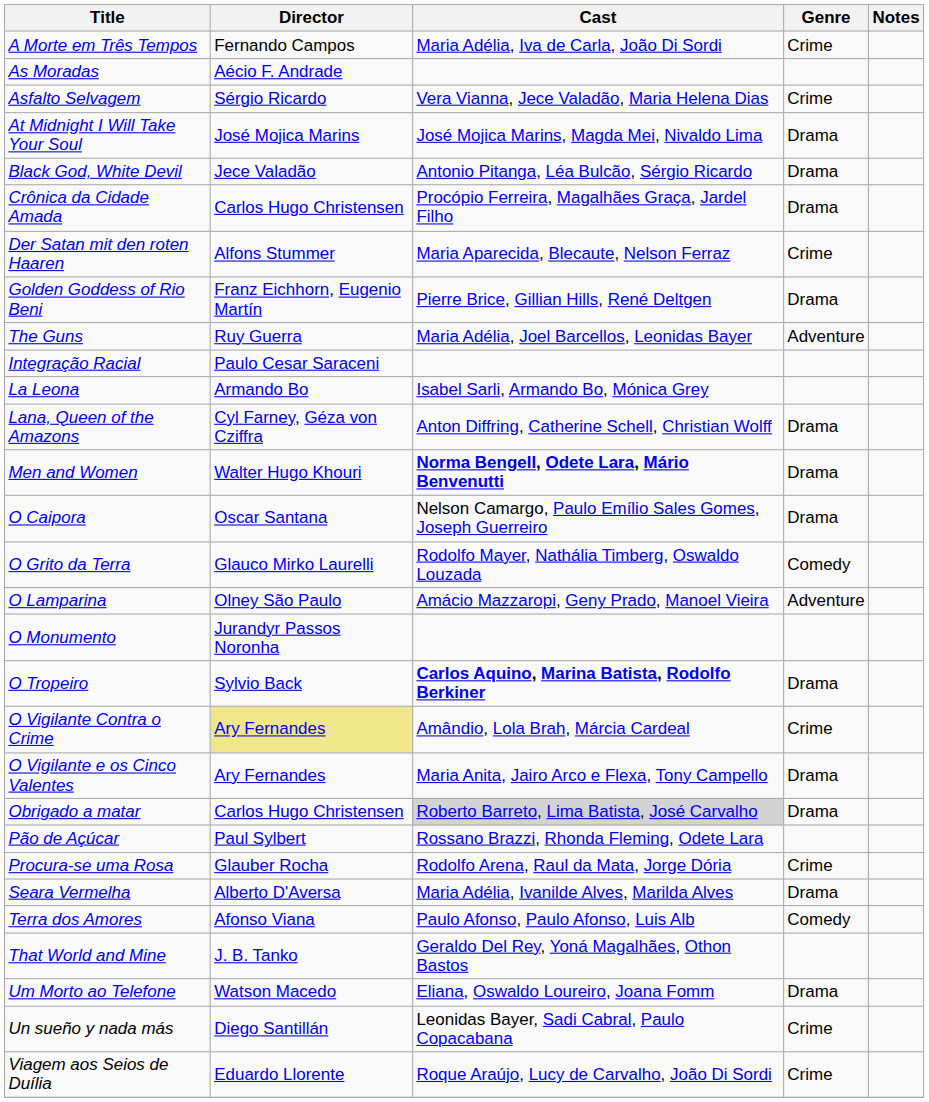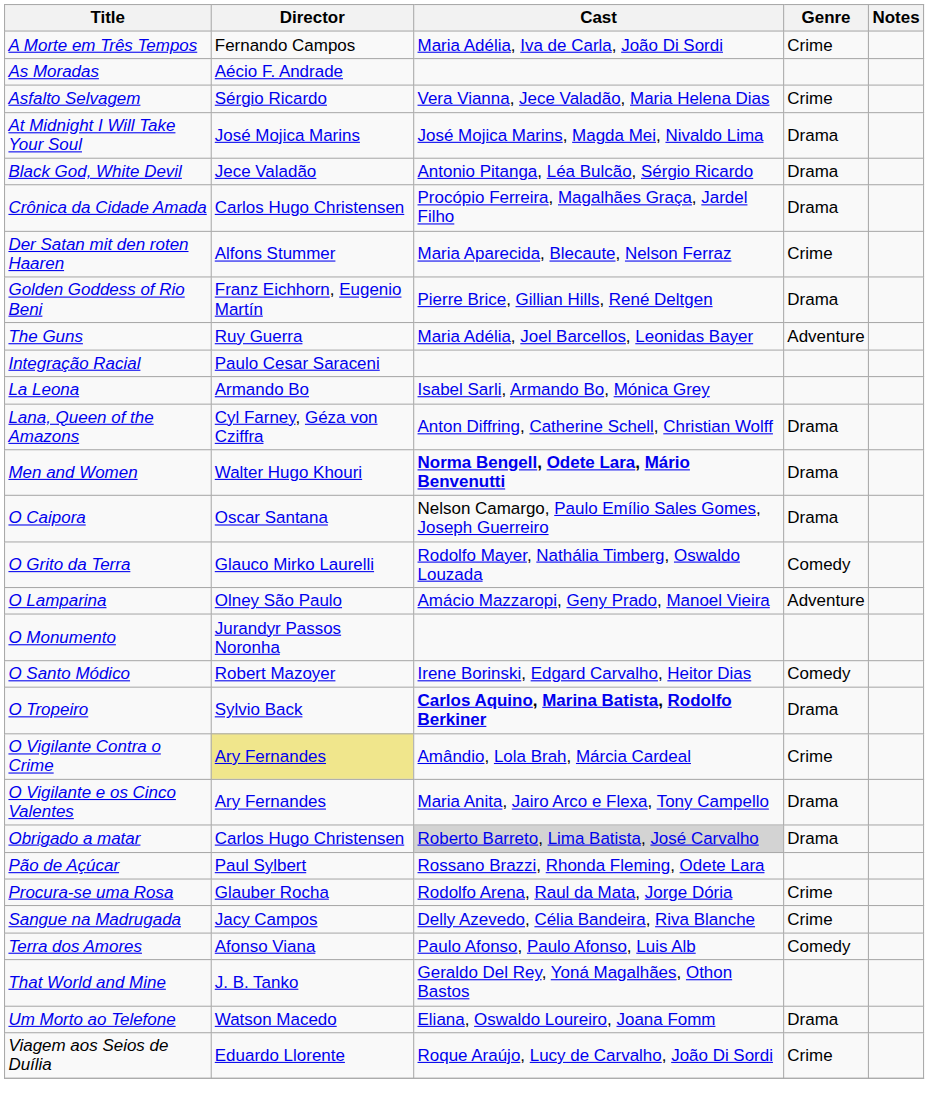+ row: (69, 673)
+ row: (95, 919)
- row: (69, 892)
- row: (91, 1028)
